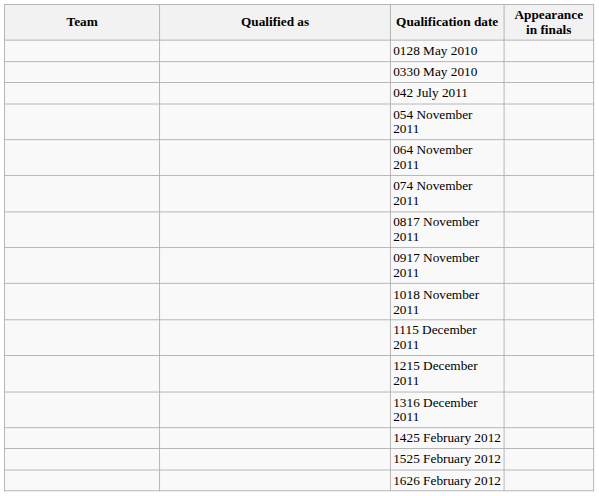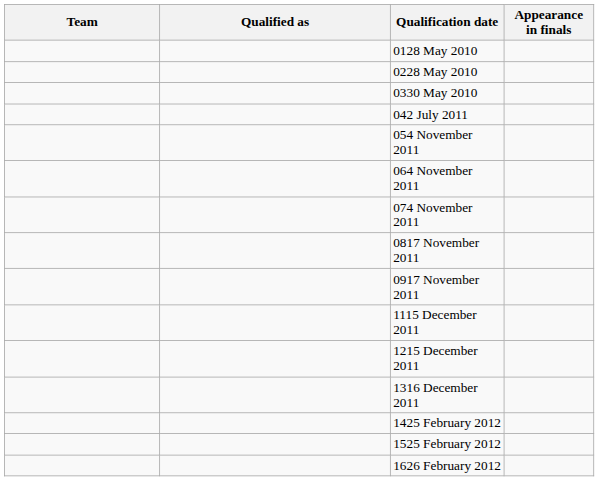+ row: (435, 72)
- row: (436, 301)
